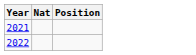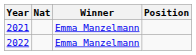+ column: (97, 12)
